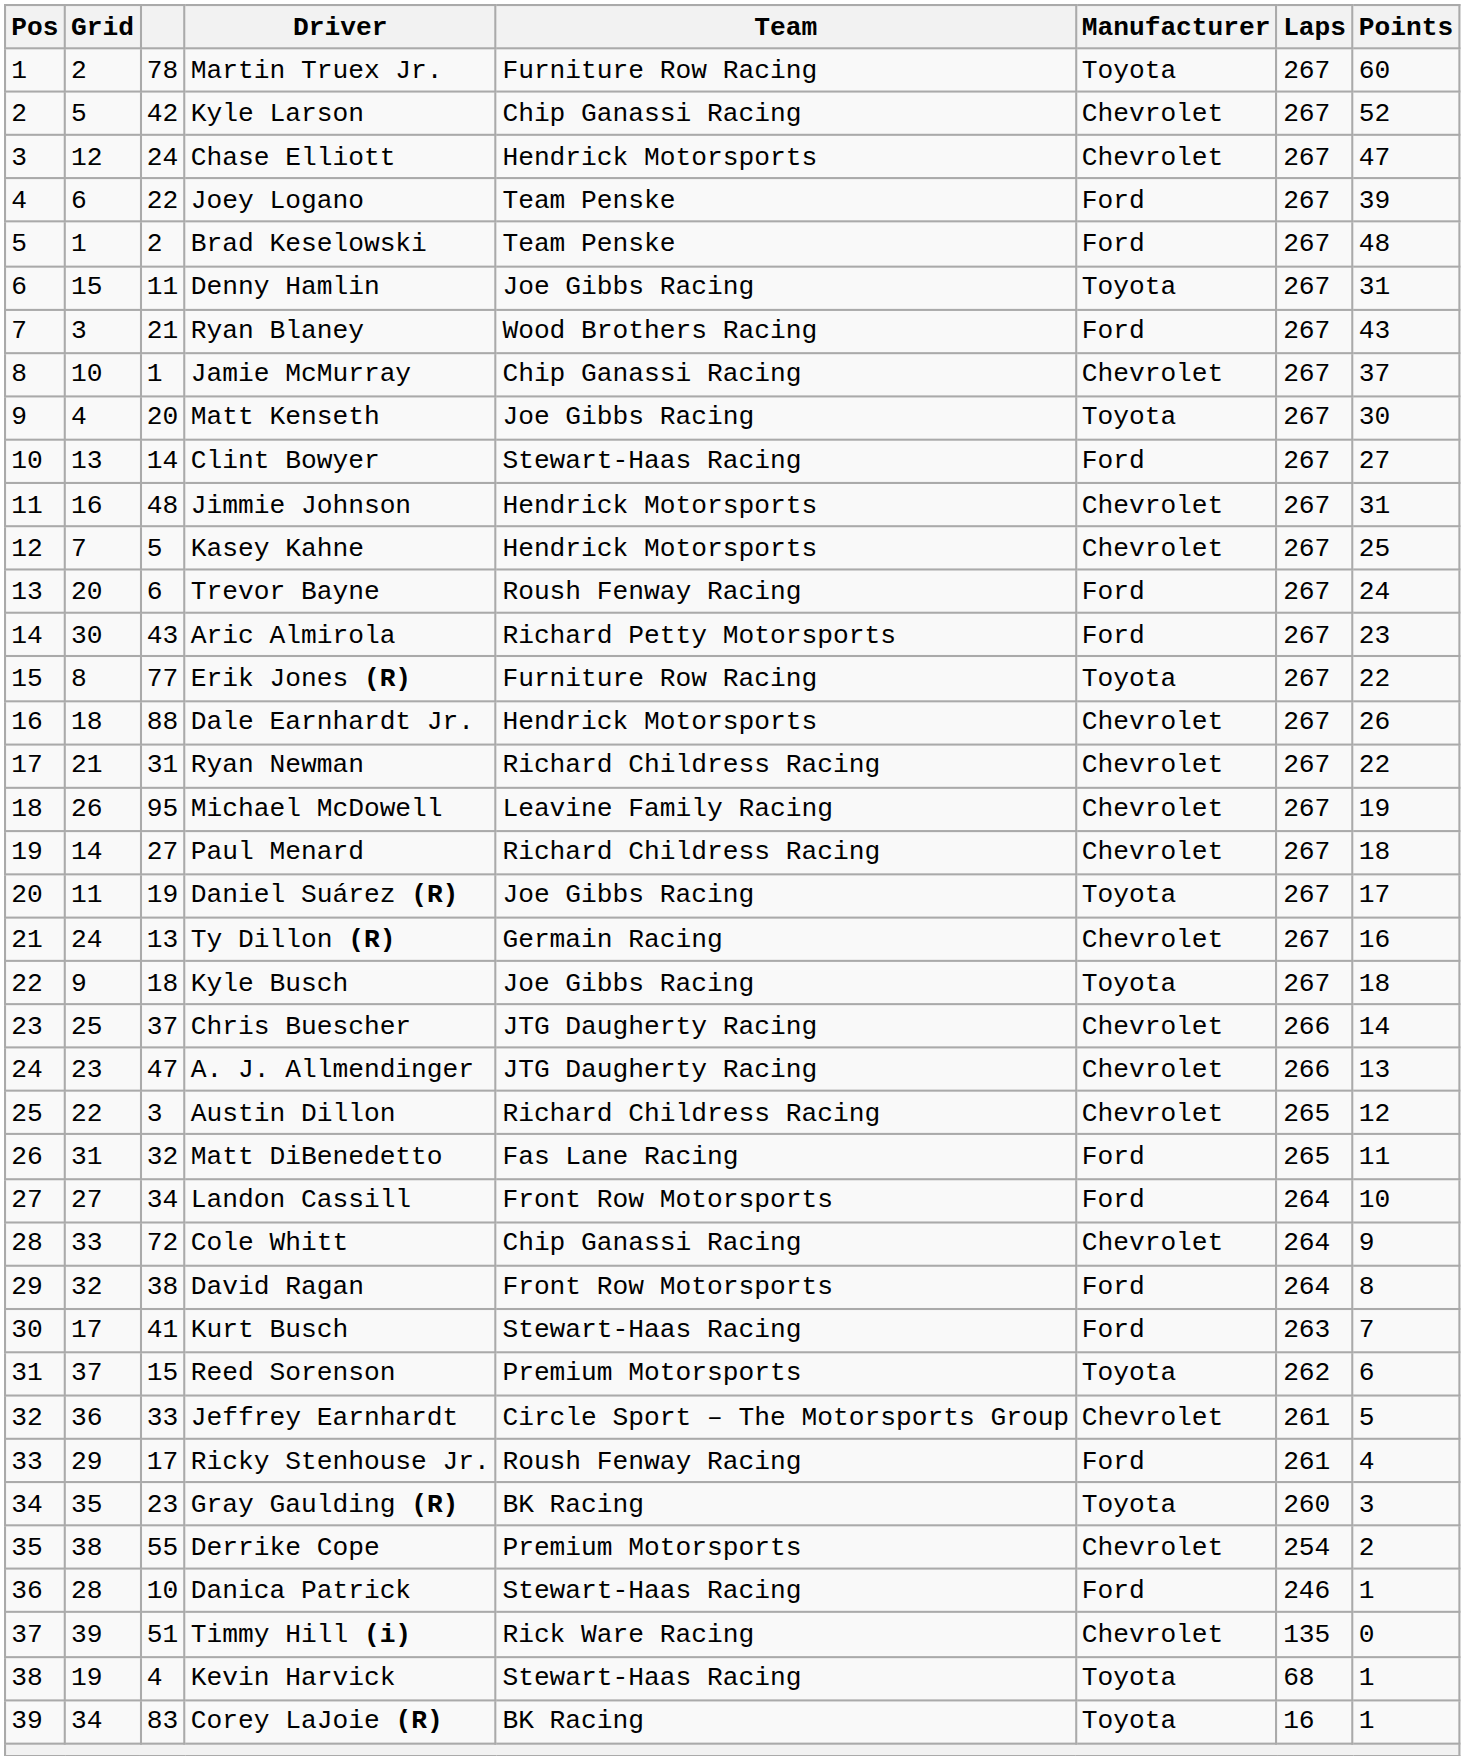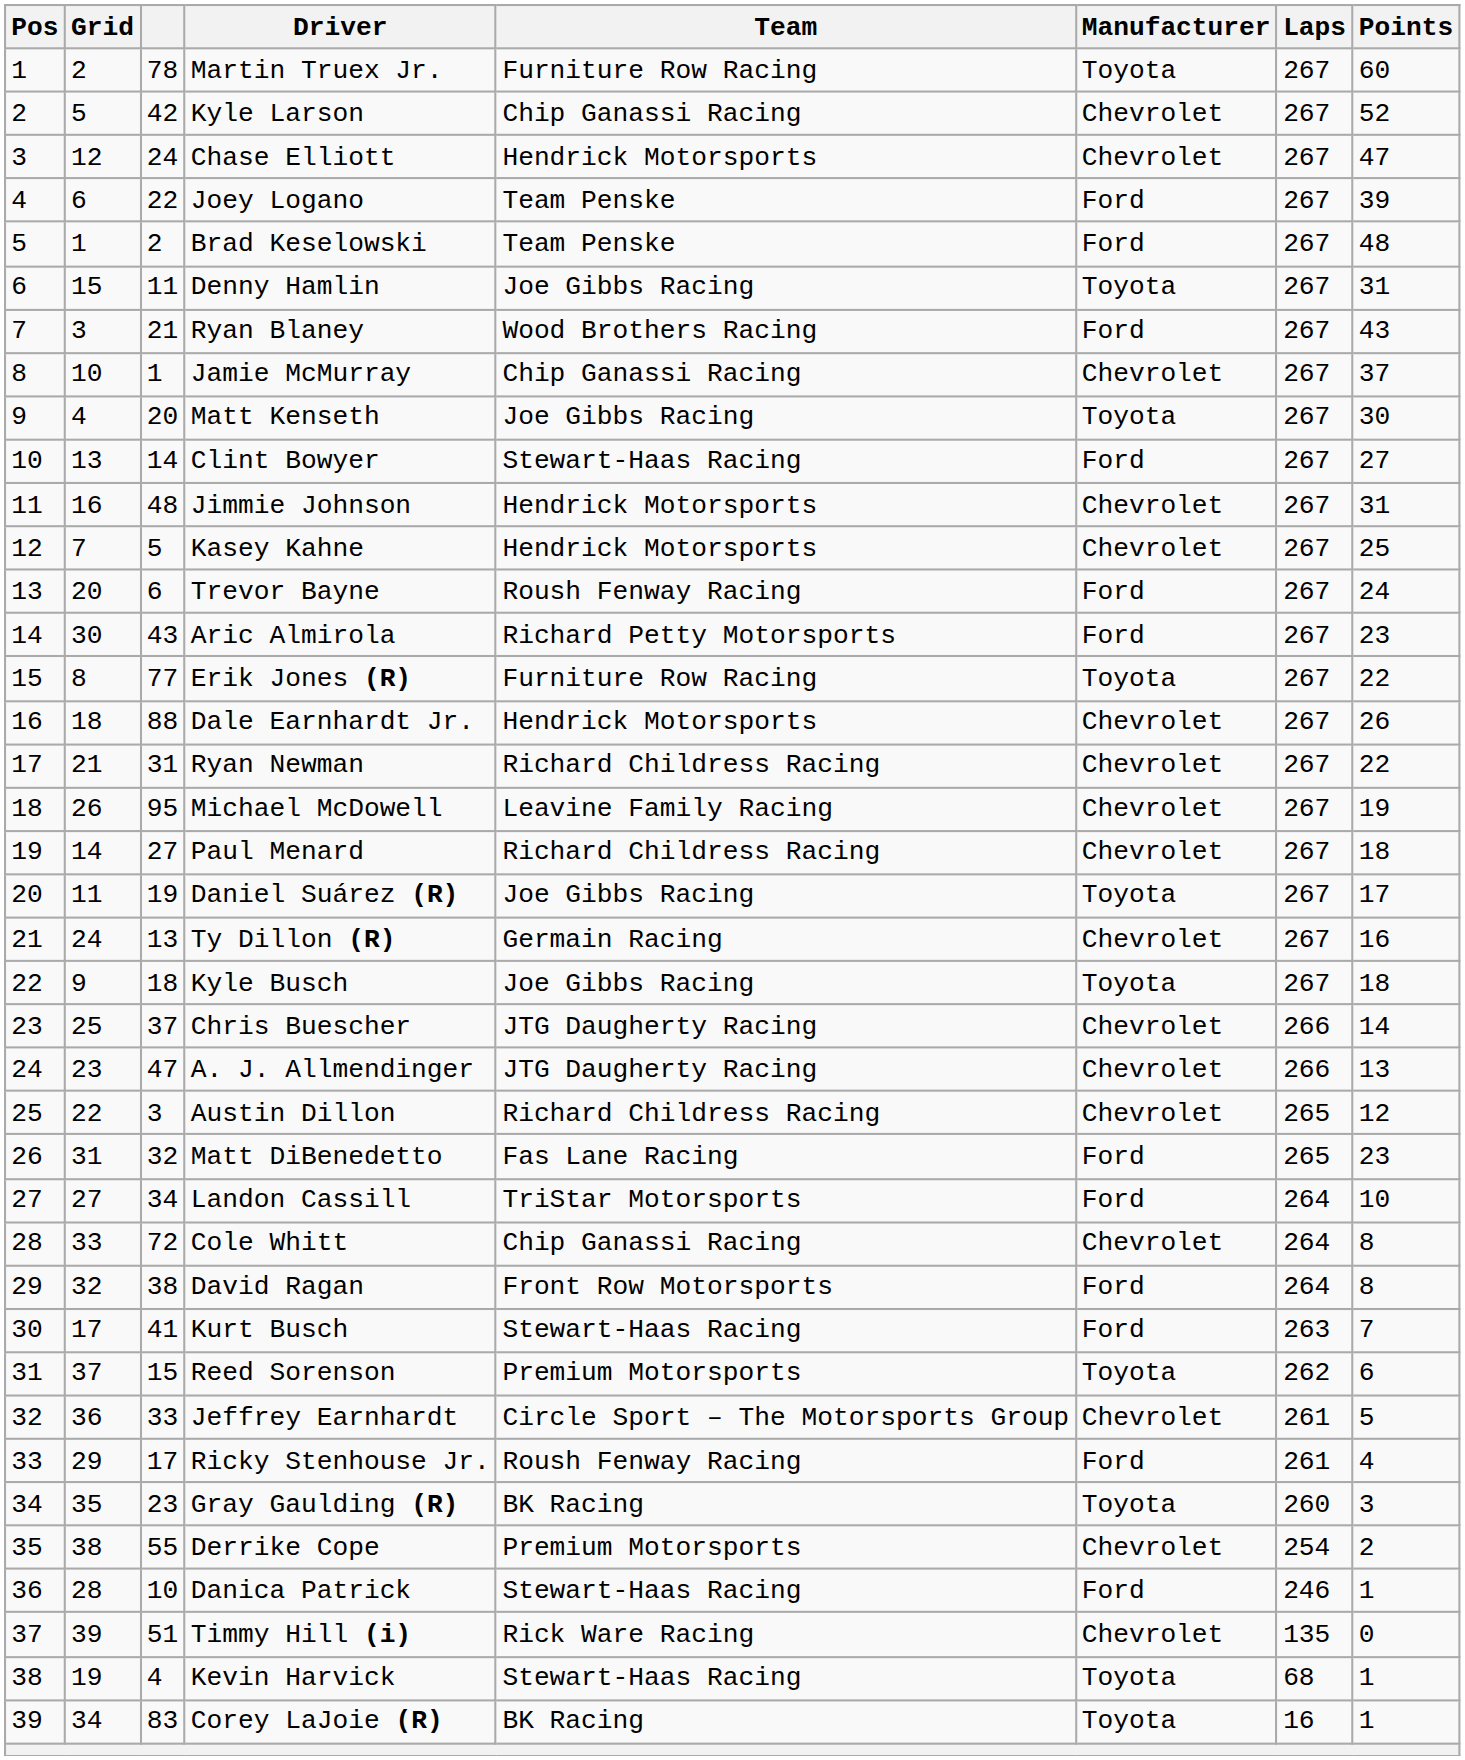(1374, 1156) 11 -> (1374, 1156) 23
(668, 1200) Front Row Motorsports -> (652, 1200) TriStar Motorsports
(1367, 1243) 9 -> (1367, 1243) 8
